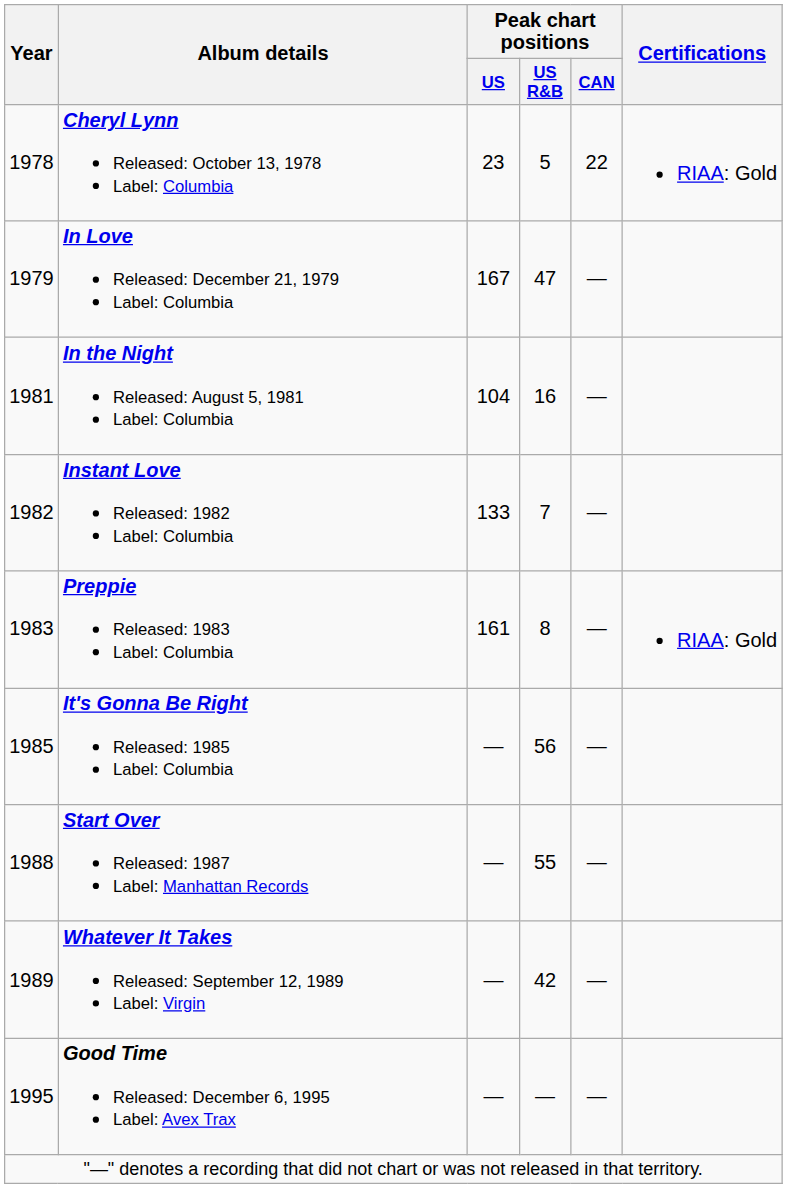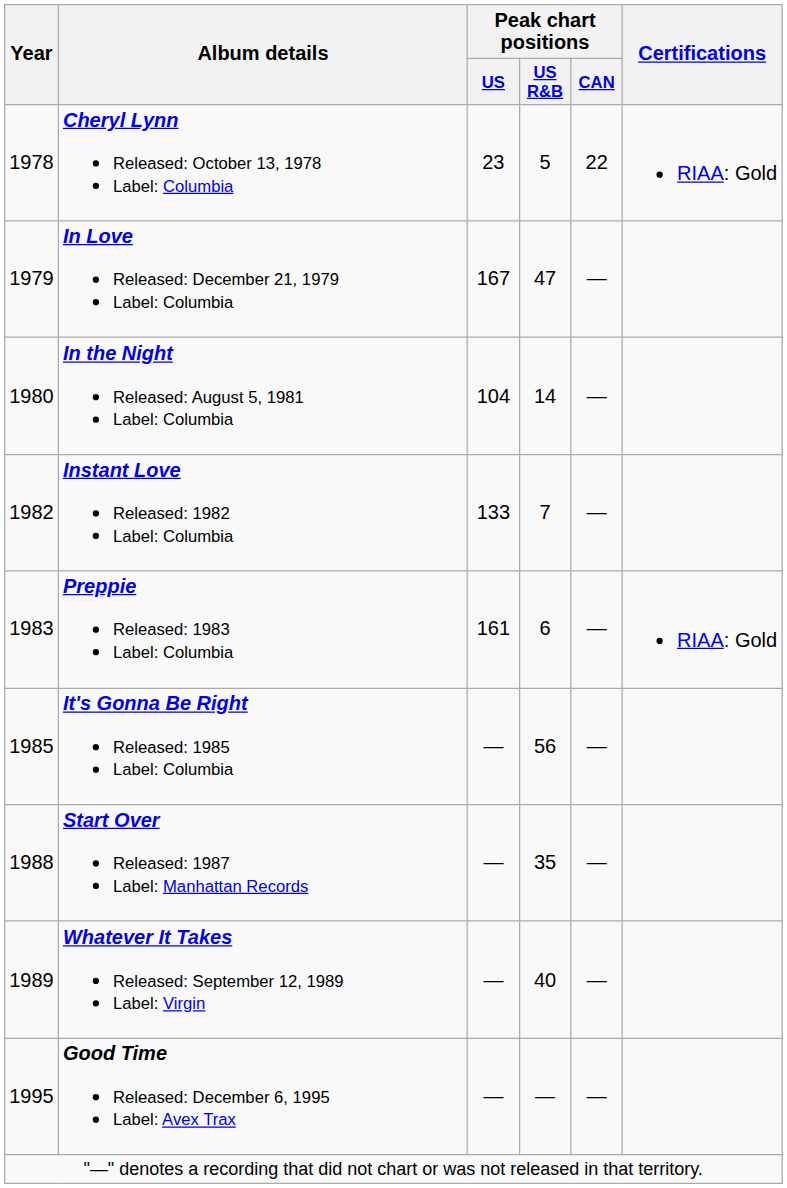(31, 395) 1981 -> (31, 395) 1980
(545, 395) 16 -> (545, 395) 14
(545, 629) 8 -> (545, 629) 6
(545, 862) 55 -> (545, 862) 35
(545, 979) 42 -> (545, 979) 40
